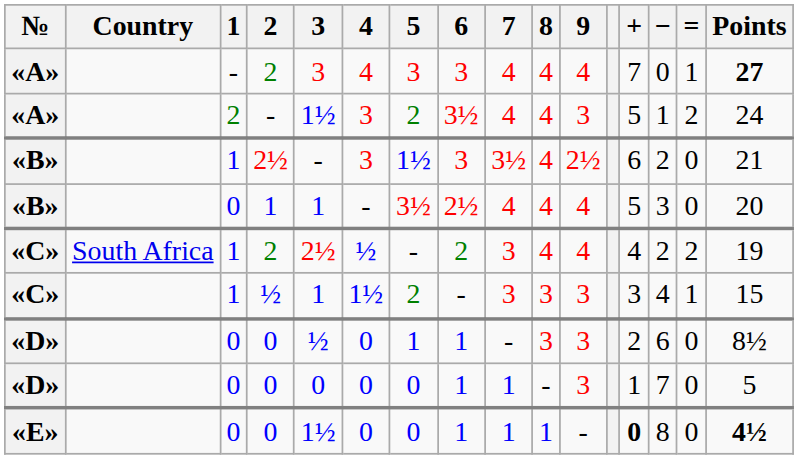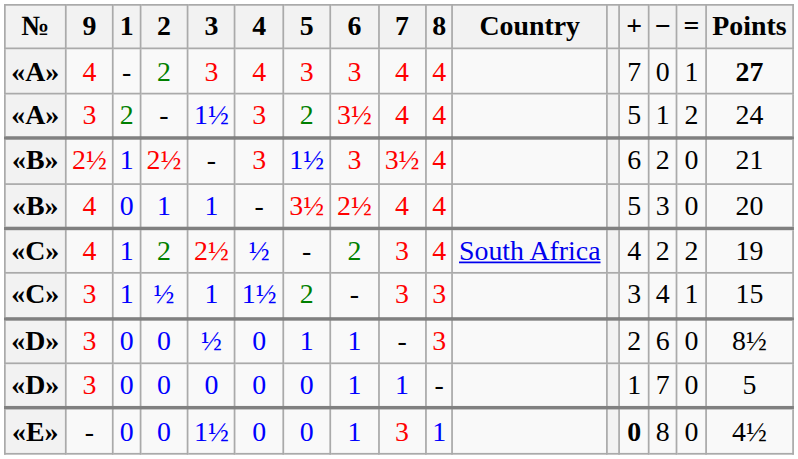columns swapped: (143, 26) <-> (583, 26)
(509, 430) 1 -> (402, 430) 3
(749, 430) bold -> (749, 430) normal
